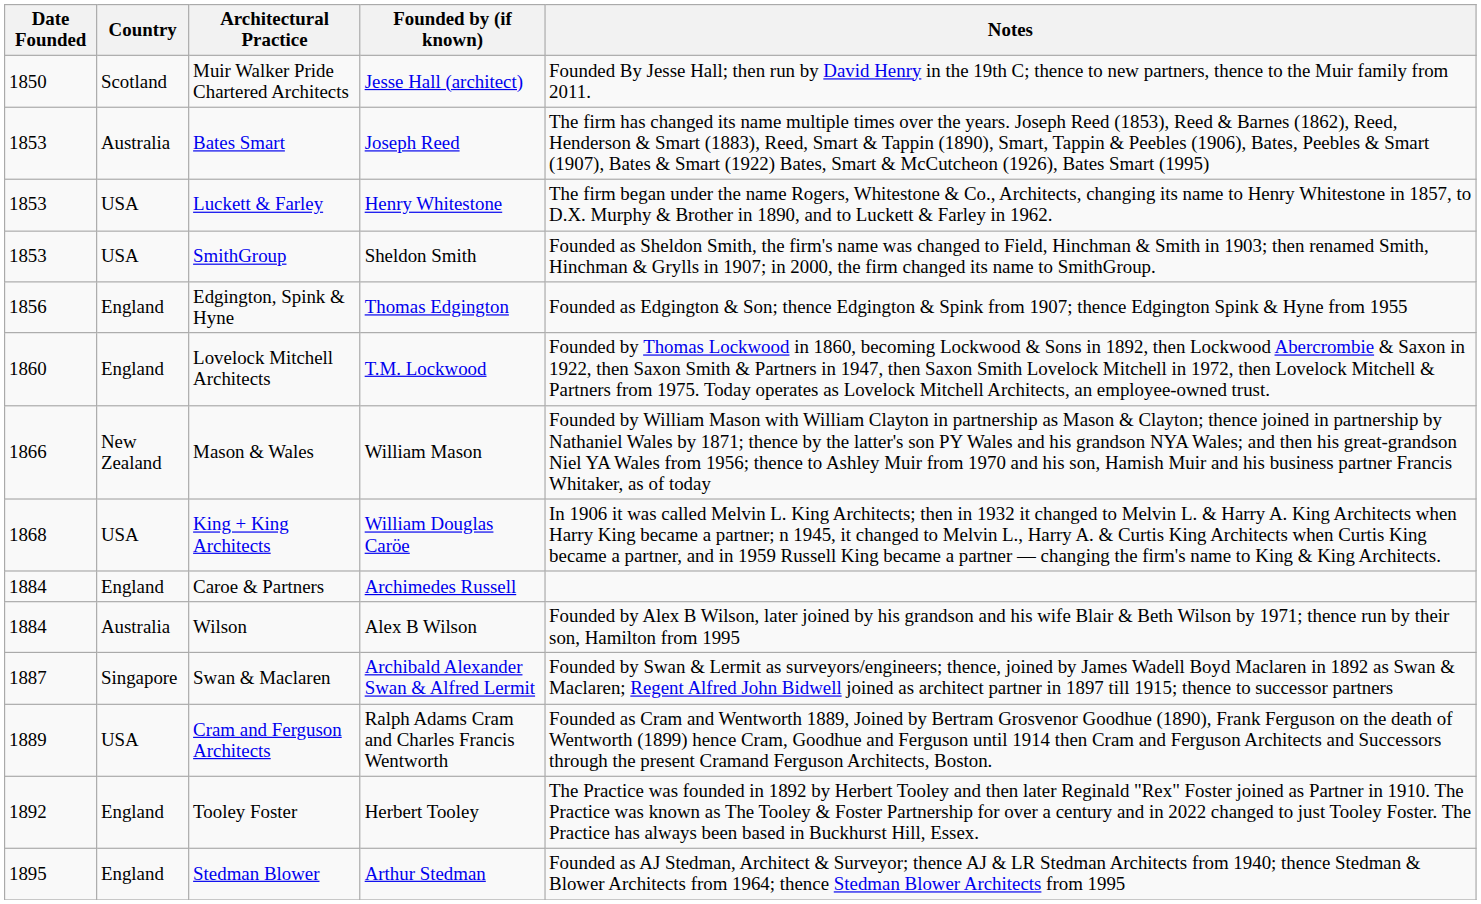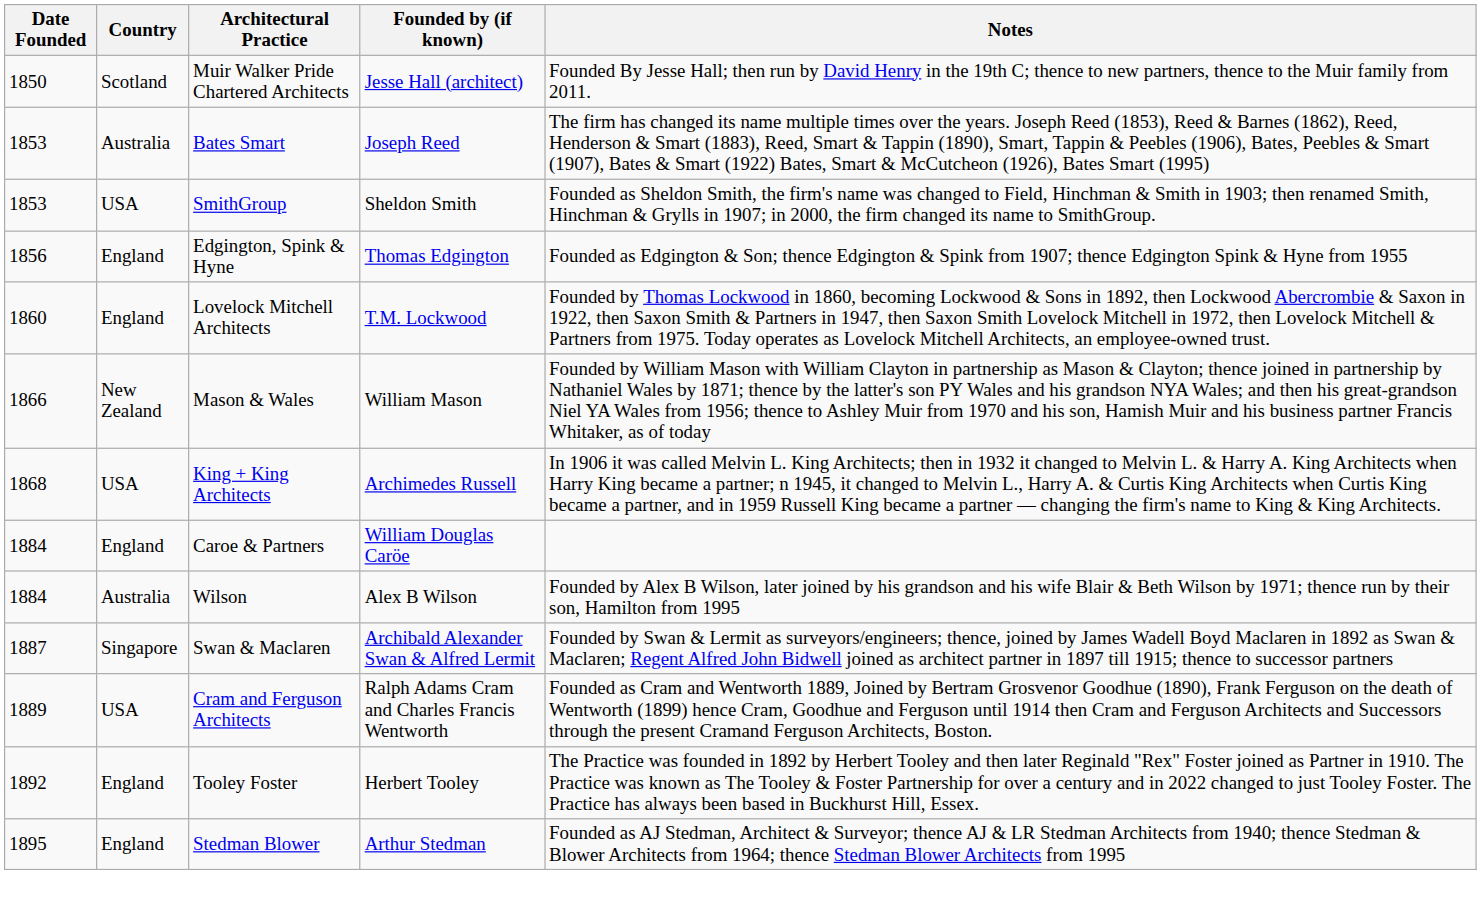- row: (258, 204)
(429, 535) William Douglas Caröe -> (440, 483) Archimedes Russell
(440, 586) Archimedes Russell -> (429, 545) William Douglas Caröe
